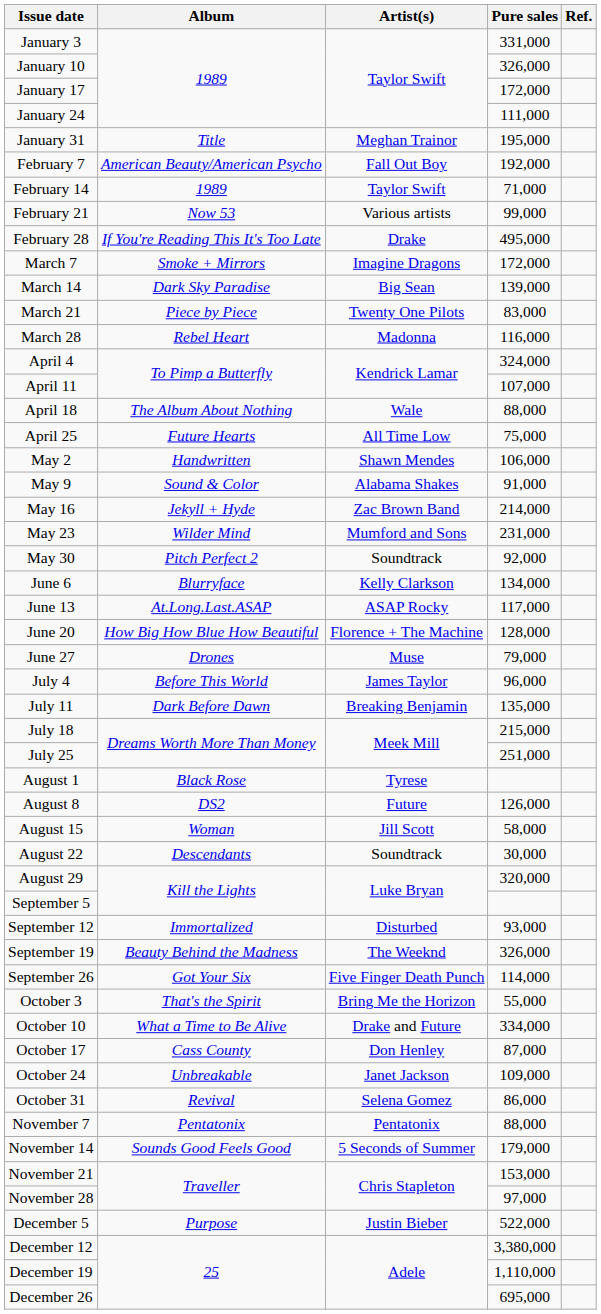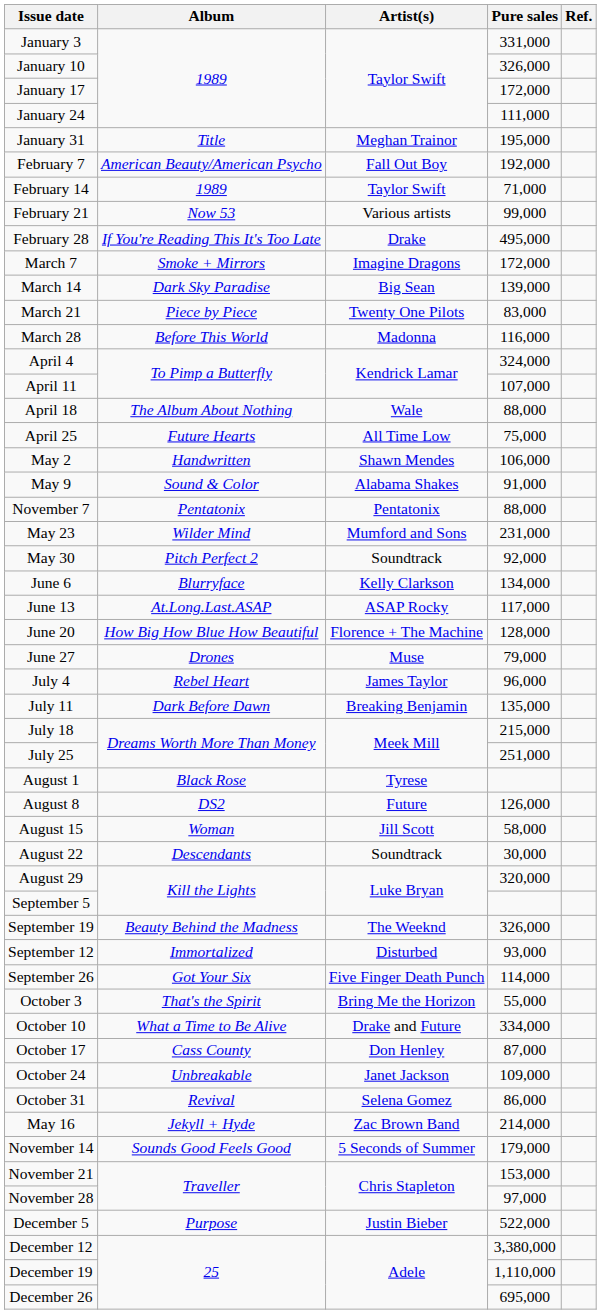(211, 336) Rebel Heart -> (211, 336) Before This World
rows swapped: (51, 509) <-> (51, 1124)
(211, 681) Before This World -> (211, 681) Rebel Heart
rows swapped: (51, 927) <-> (51, 952)
